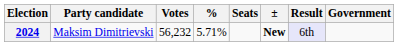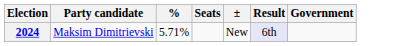- column: (175, 13)
(274, 32) bold -> (237, 32) normal
